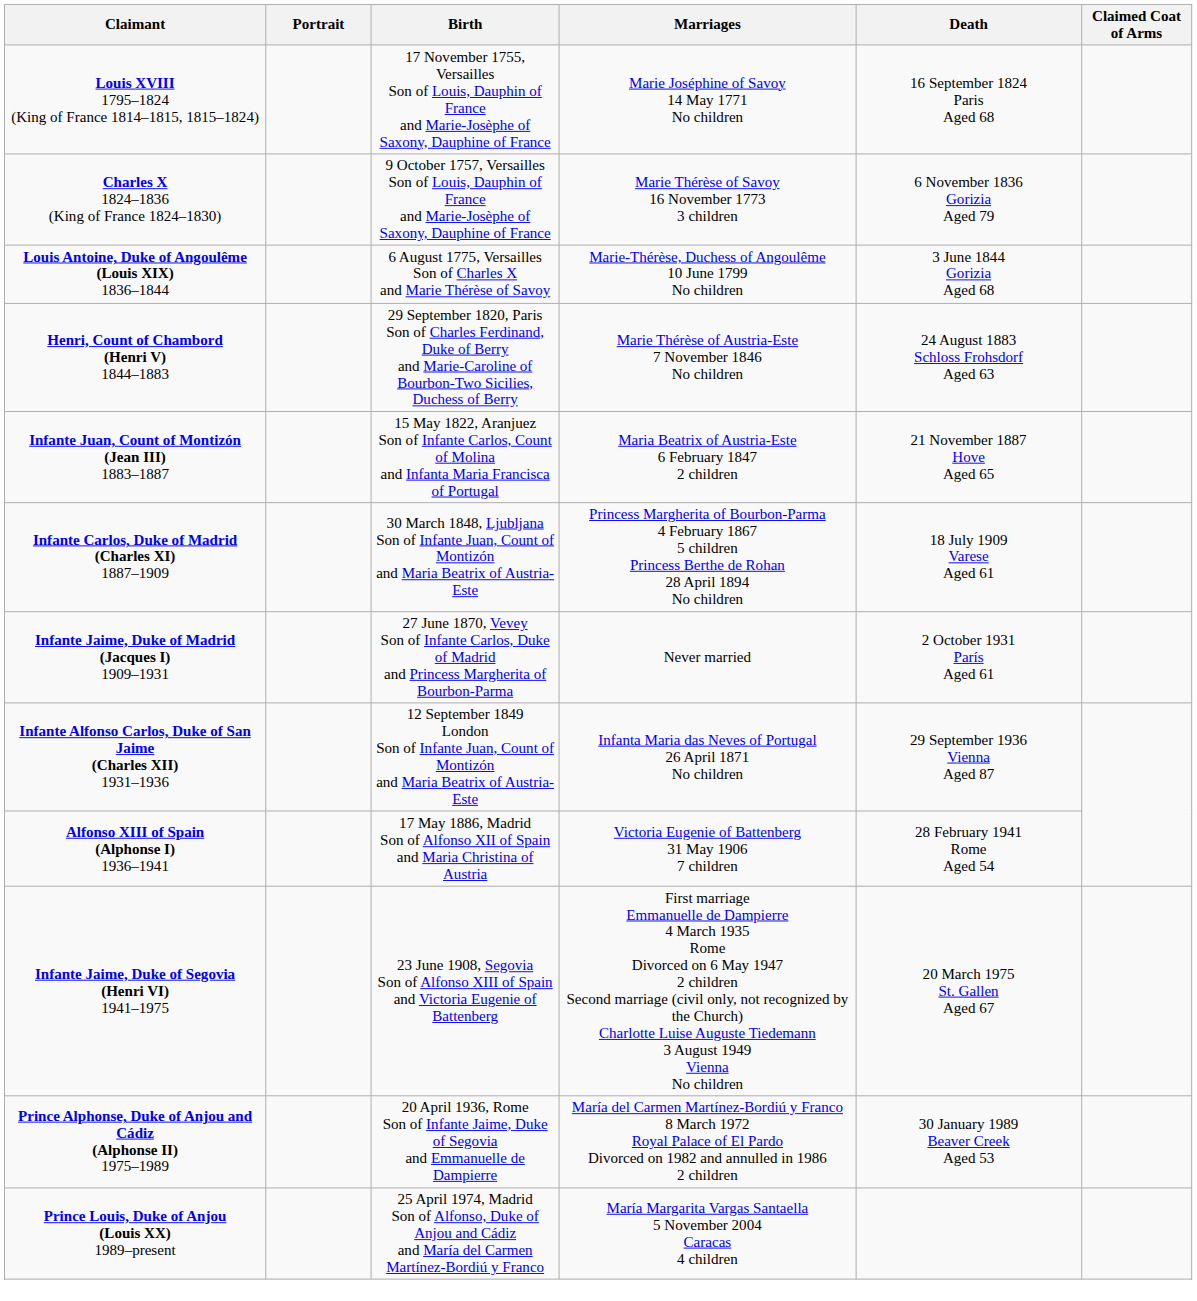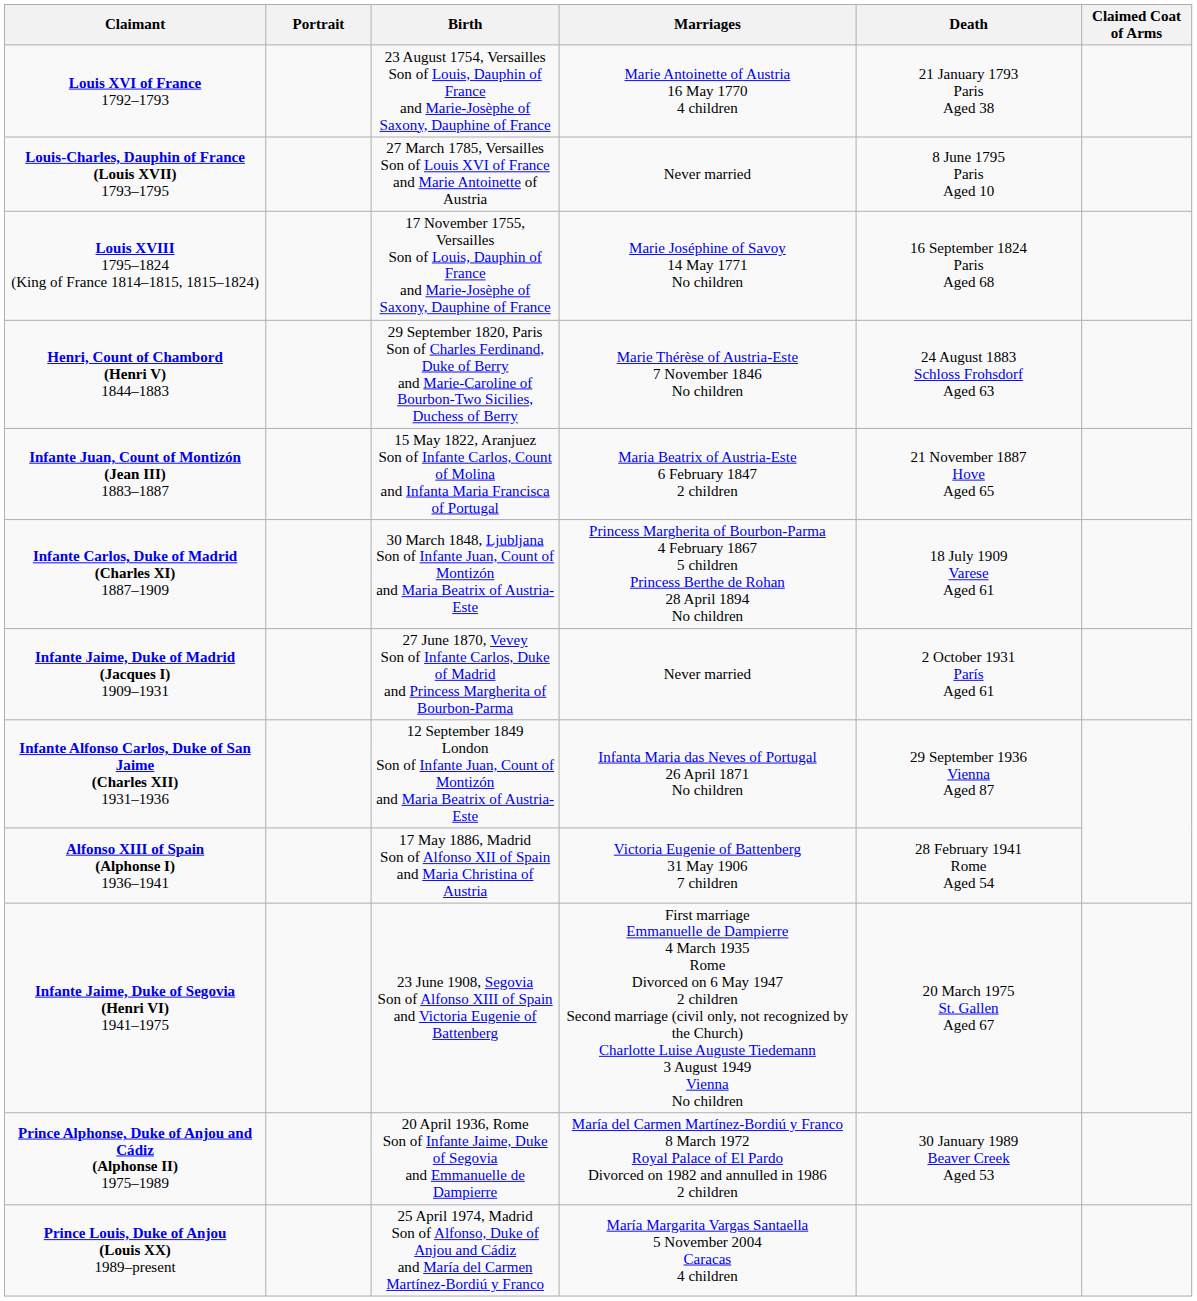+ row: (135, 91)
+ row: (135, 174)
- row: (135, 199)
- row: (135, 274)
